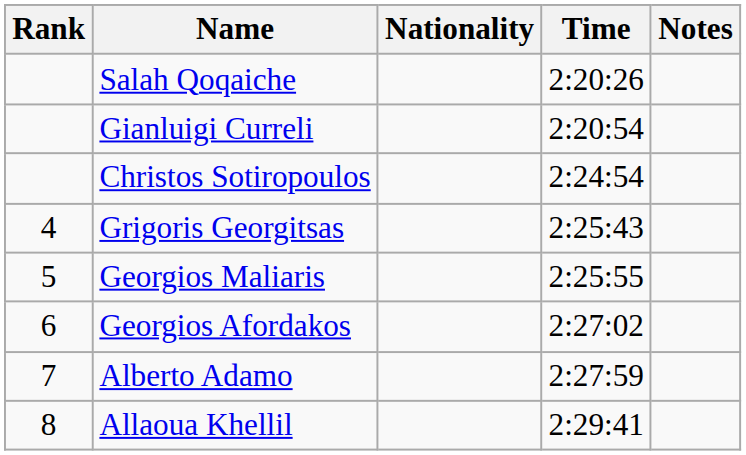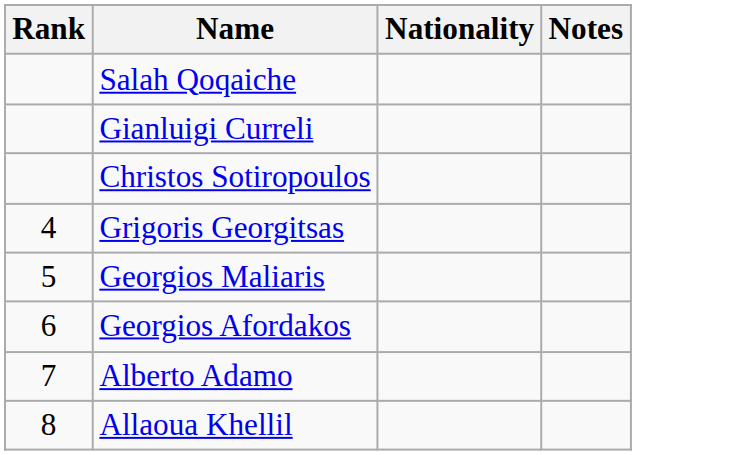- column: (596, 29)
